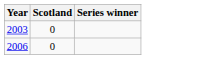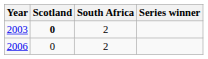+ column: (106, 12)
(52, 29) normal -> (52, 29) bold
